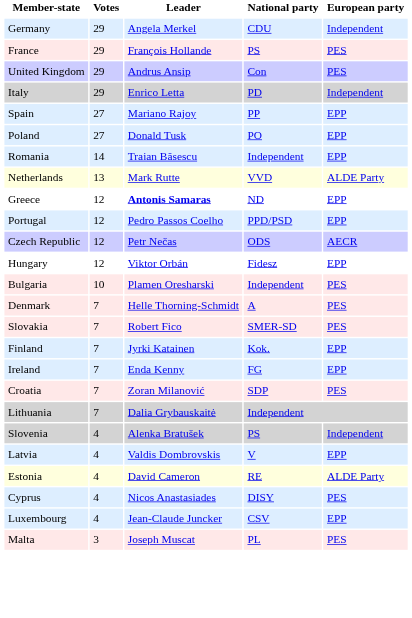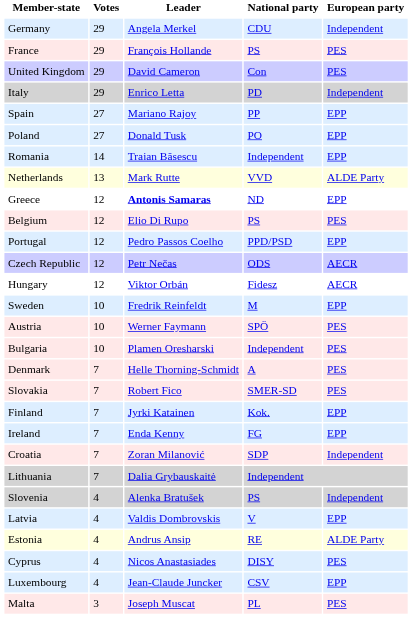(159, 71) Andrus Ansip -> (164, 71) David Cameron
+ row: (28, 220)
(337, 263) EPP -> (342, 284) AECR
+ row: (26, 305)
+ row: (25, 327)
(337, 390) PES -> (355, 454) Independent
(164, 476) David Cameron -> (159, 540) Andrus Ansip
